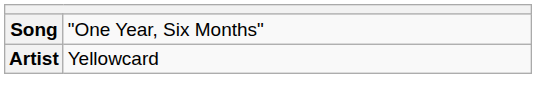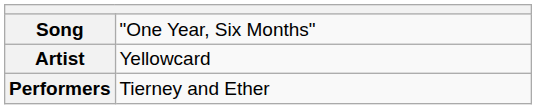+ row: (60, 89)
